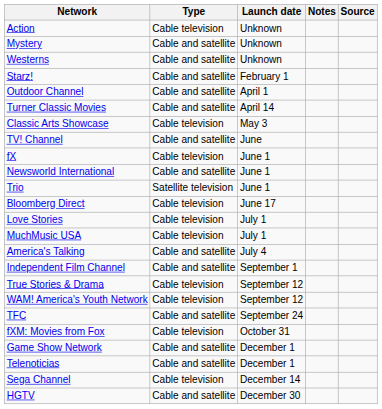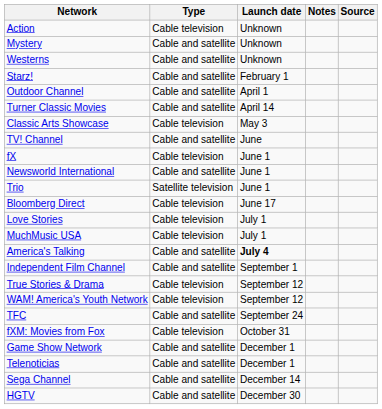(253, 252) normal -> (254, 252) bold
(188, 380) Cable television -> (194, 380) Cable and satellite
